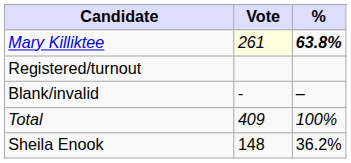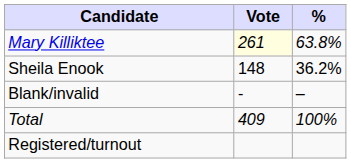(319, 42) bold -> (319, 42) normal
rows swapped: (56, 145) <-> (75, 68)
